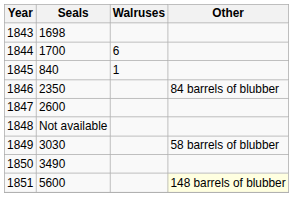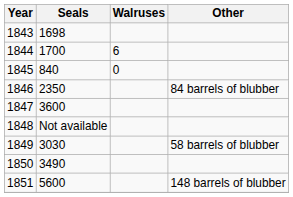(116, 70) 1 -> (116, 70) 0
(52, 107) 2600 -> (52, 107) 3600
(228, 182) lightyellow background -> (228, 182) no background
